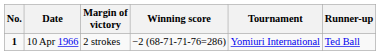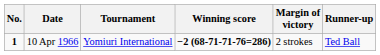columns swapped: (275, 19) <-> (105, 19)
(179, 42) normal -> (224, 42) bold
